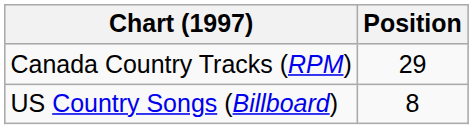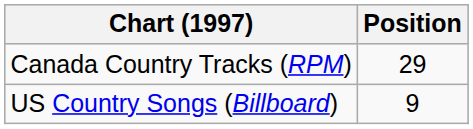(413, 103) 8 -> (413, 103) 9
